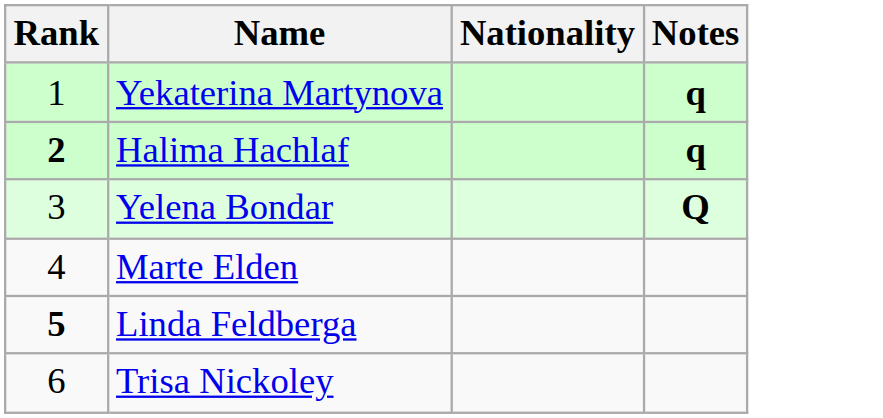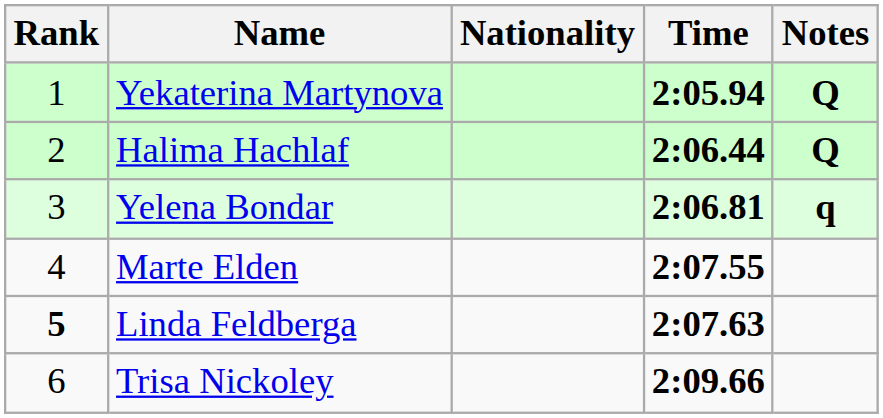+ column: (708, 33)
(696, 91) q -> (825, 91) Q
(56, 149) bold -> (56, 149) normal
(696, 149) q -> (825, 149) Q
(696, 207) Q -> (825, 207) q
